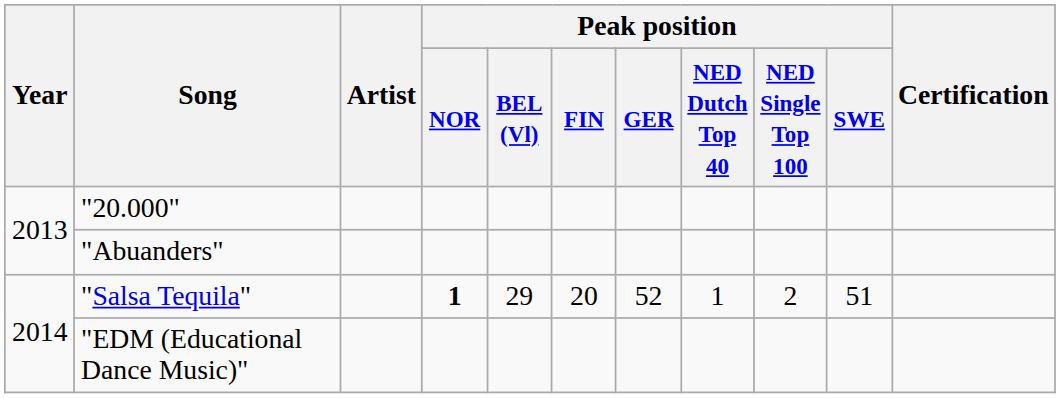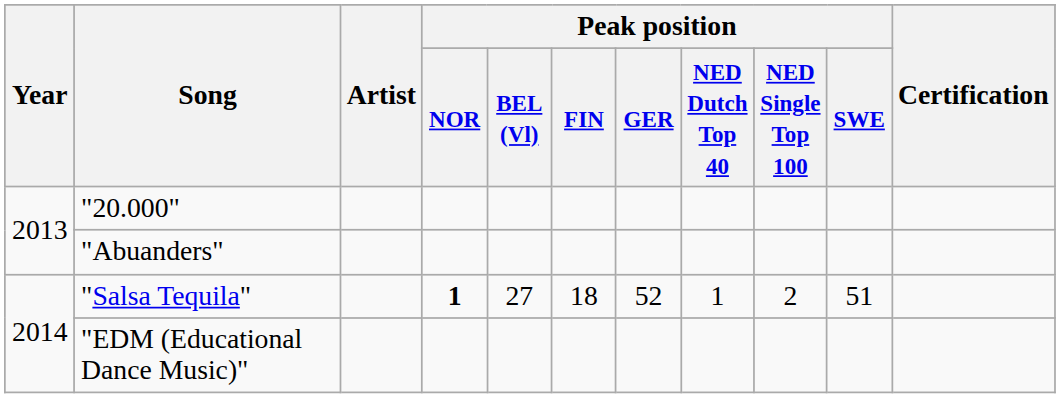(519, 295) 29 -> (519, 295) 27
(584, 295) 20 -> (584, 295) 18
